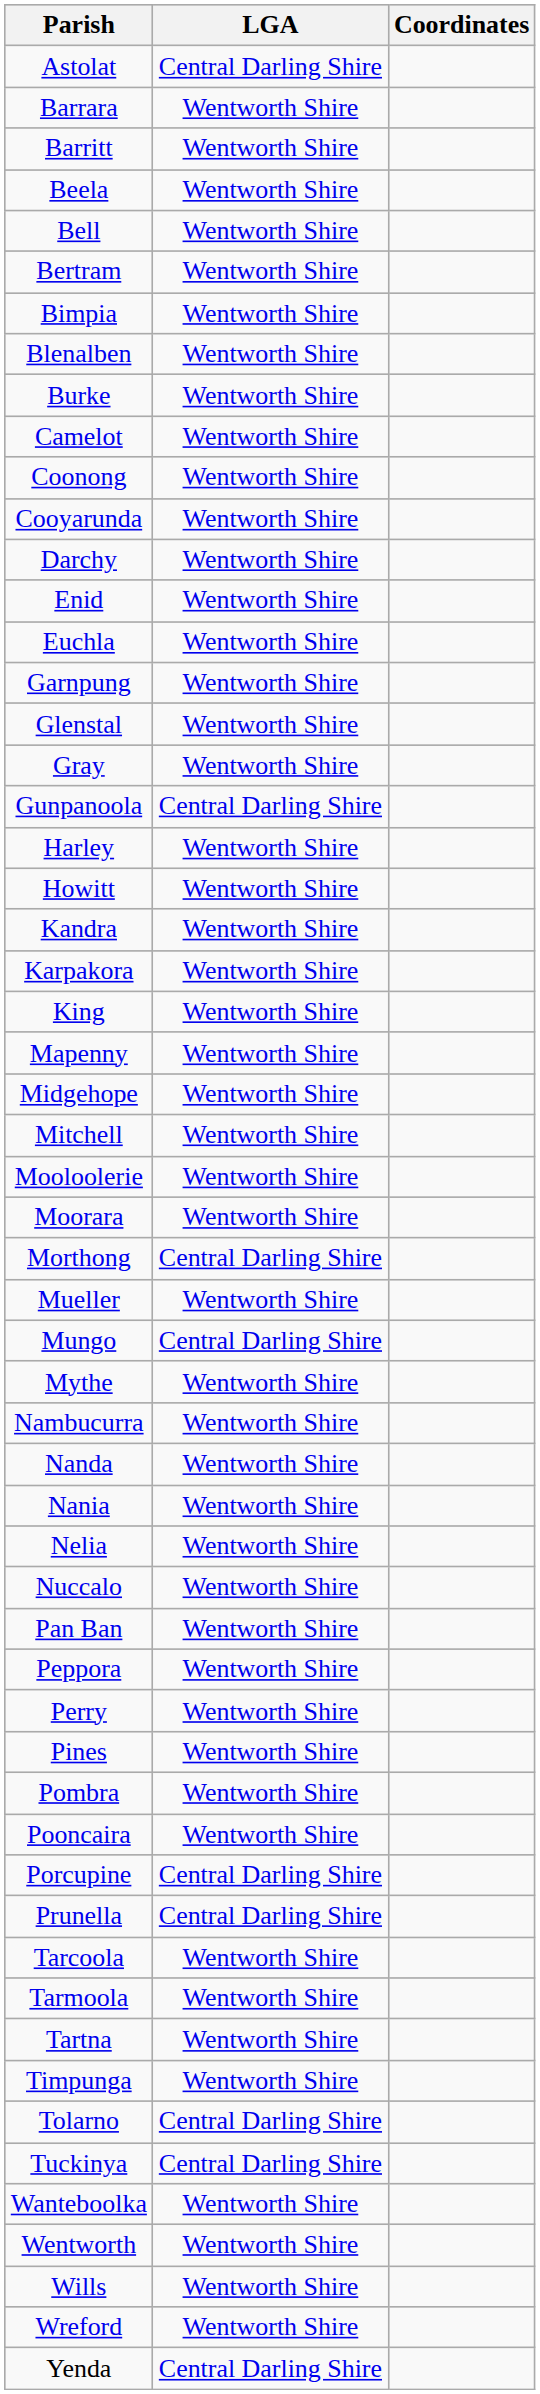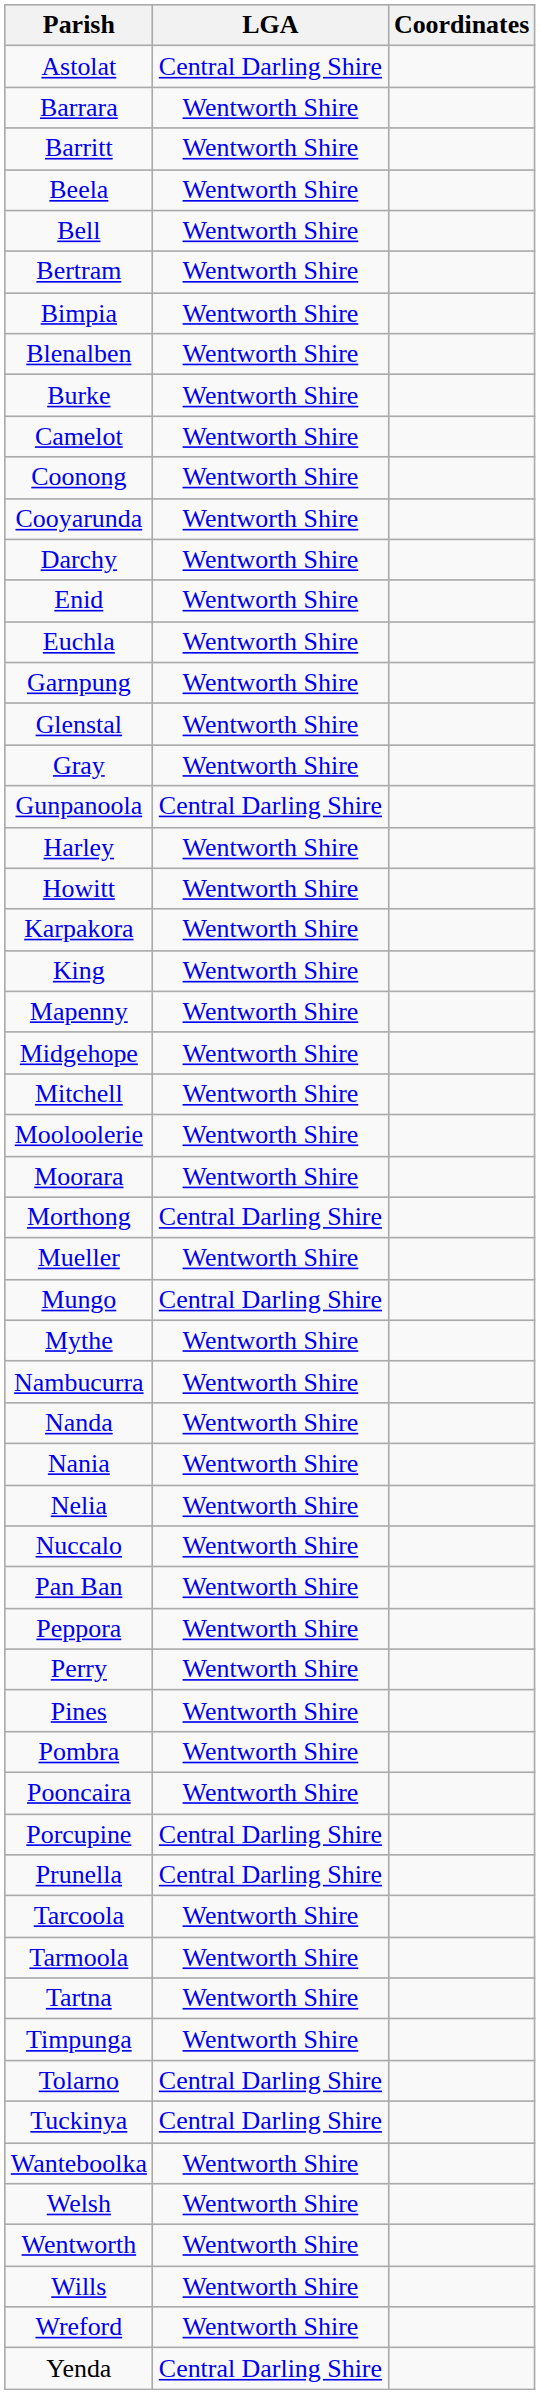- row: (79, 929)
+ row: (79, 2203)
